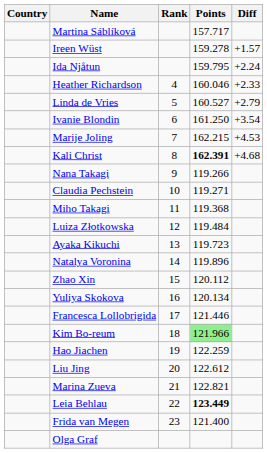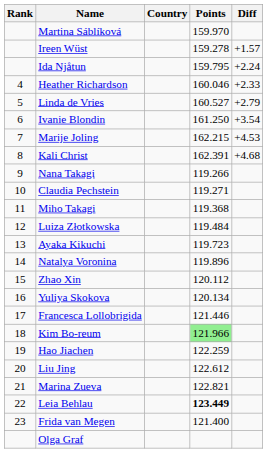columns swapped: (174, 13) <-> (27, 13)
(211, 31) 157.717 -> (211, 31) 159.970
(211, 155) bold -> (211, 155) normal
